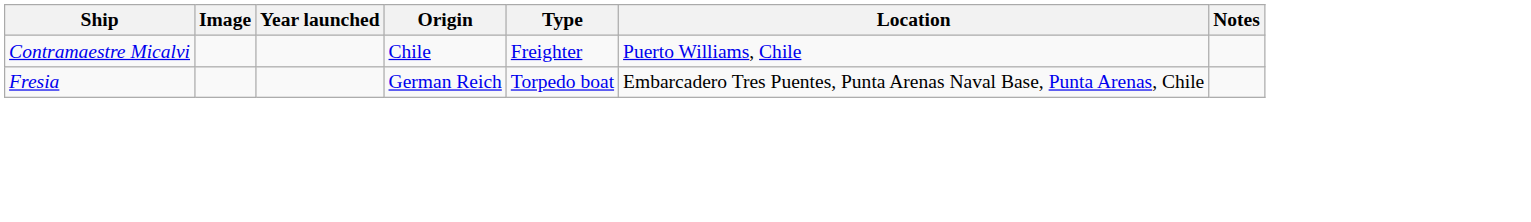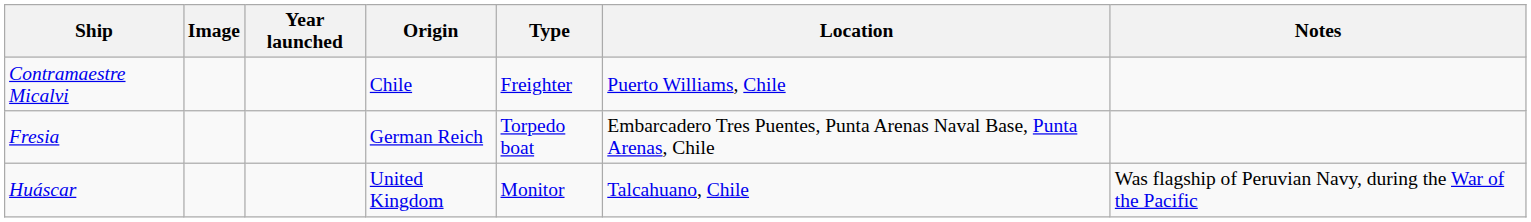+ row: (43, 189)
